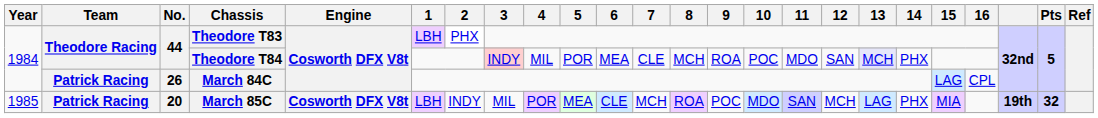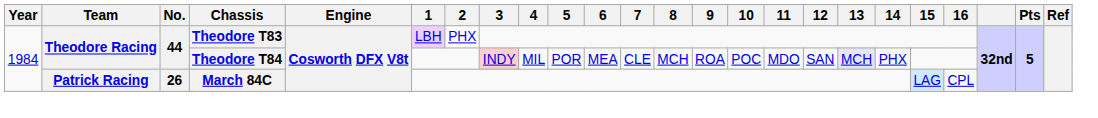- row: (237, 102)
